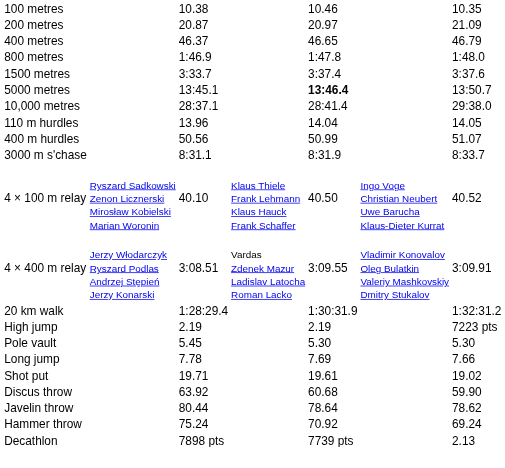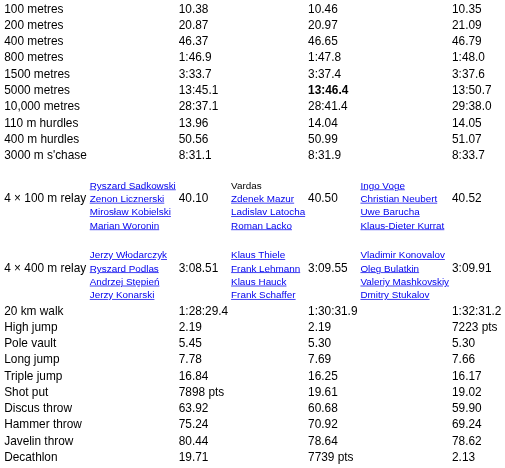(266, 205) Klaus Thiele Frank Lehmann Klaus Hauck Frank Schaffer -> (268, 205) Vardas Zdenek Mazur Ladislav Latocha Roman Lacko
(268, 275) Vardas Zdenek Mazur Ladislav Latocha Roman Lacko -> (266, 275) Klaus Thiele Frank Lehmann Klaus Hauck Frank Schaffer
+ row: (33, 376)
(194, 376) 19.71 -> (201, 392) 7898 pts
rows swapped: (43, 424) <-> (39, 408)
(201, 441) 7898 pts -> (194, 457) 19.71
